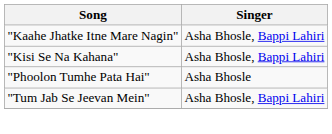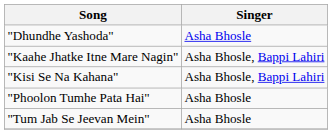+ row: (61, 35)
(254, 98) Asha Bhosle, Bappi Lahiri -> (218, 118) Asha Bhosle
